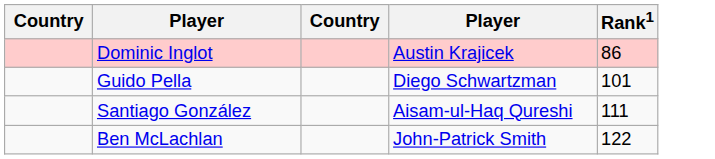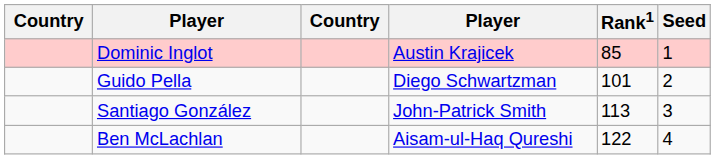+ column: (684, 21)
(611, 52) 86 -> (611, 52) 85
(483, 110) Aisam-ul-Haq Qureshi -> (470, 110) John-Patrick Smith
(615, 110) 111 -> (616, 110) 113
(470, 139) John-Patrick Smith -> (483, 139) Aisam-ul-Haq Qureshi
